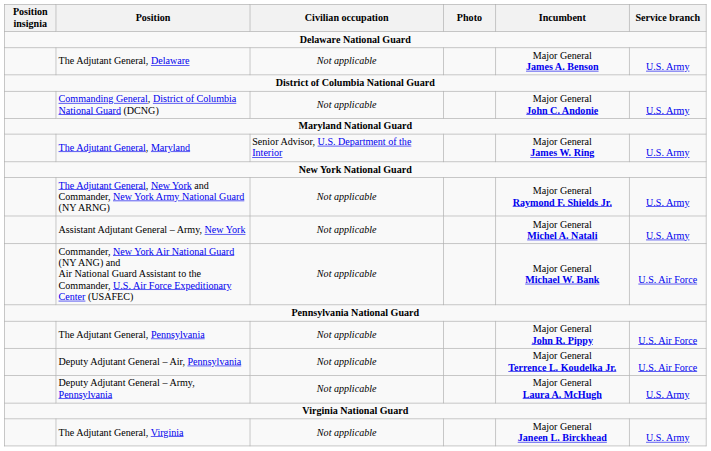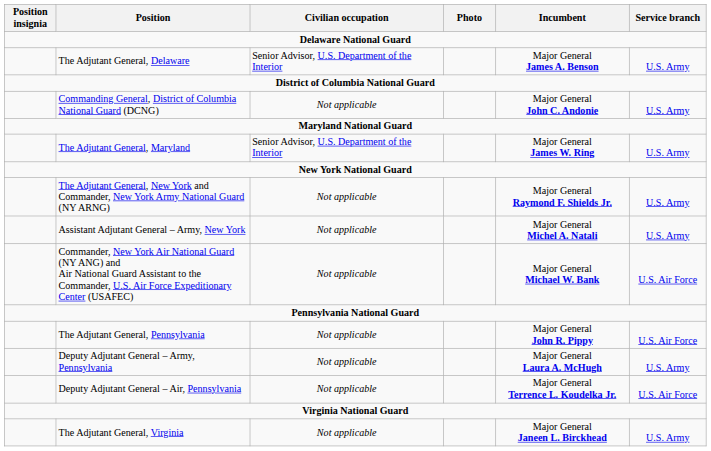(347, 61) Not applicable -> (332, 61) Senior Advisor, U.S. Department of the Interior
rows swapped: (127, 389) <-> (150, 362)
